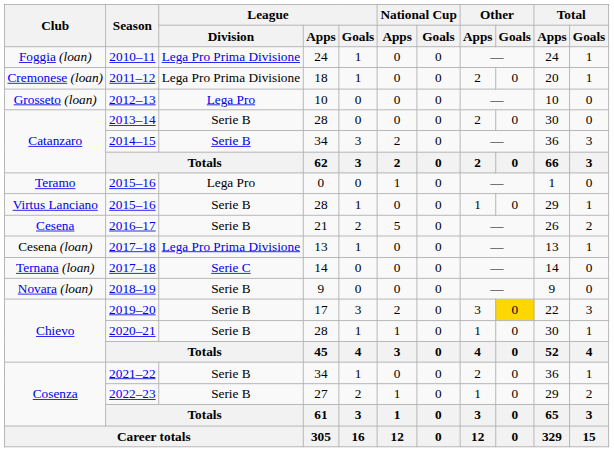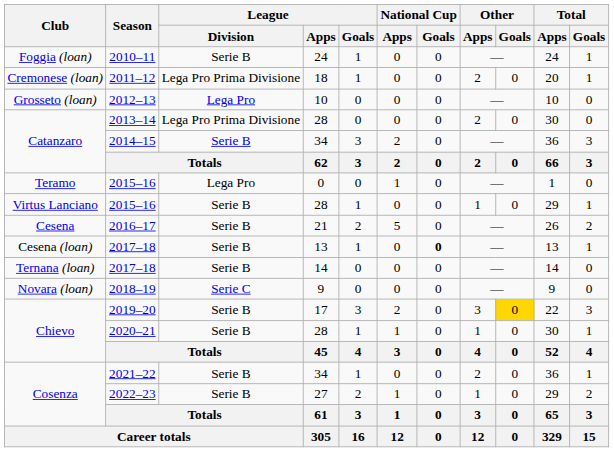(231, 57) Lega Pro Prima Divisione -> (231, 57) Serie B
(231, 120) Serie B -> (231, 120) Lega Pro Prima Divisione
(231, 246) Lega Pro Prima Divisione -> (231, 246) Serie B
(438, 246) normal -> (438, 246) bold
(231, 267) Serie C -> (231, 267) Serie B
(231, 288) Serie B -> (231, 288) Serie C
